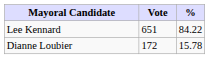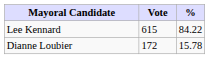(149, 29) 651 -> (149, 29) 615
